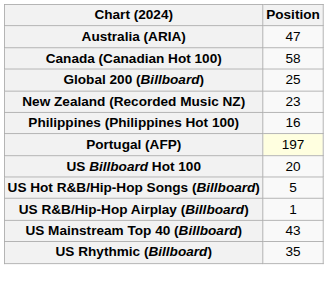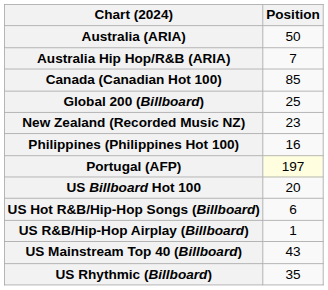(293, 36) 47 -> (293, 36) 50
+ row: (134, 58)
(293, 58) 58 -> (293, 79) 85
(293, 187) 5 -> (293, 209) 6
